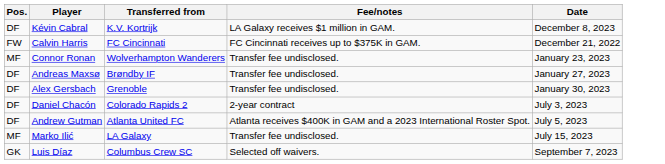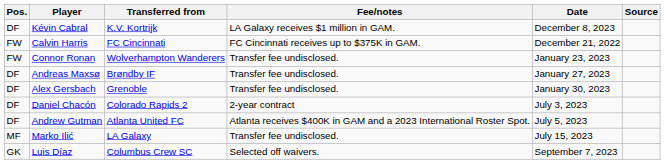+ column: (641, 12)
(14, 58) MF -> (14, 58) FW
